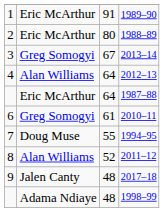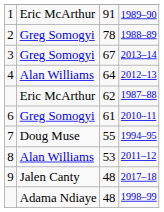(58, 34) Eric McArthur -> (57, 34) Greg Somogyi
(109, 34) 80 -> (109, 34) 78
(109, 95) 64 -> (109, 95) 62
(109, 156) 52 -> (109, 156) 53
